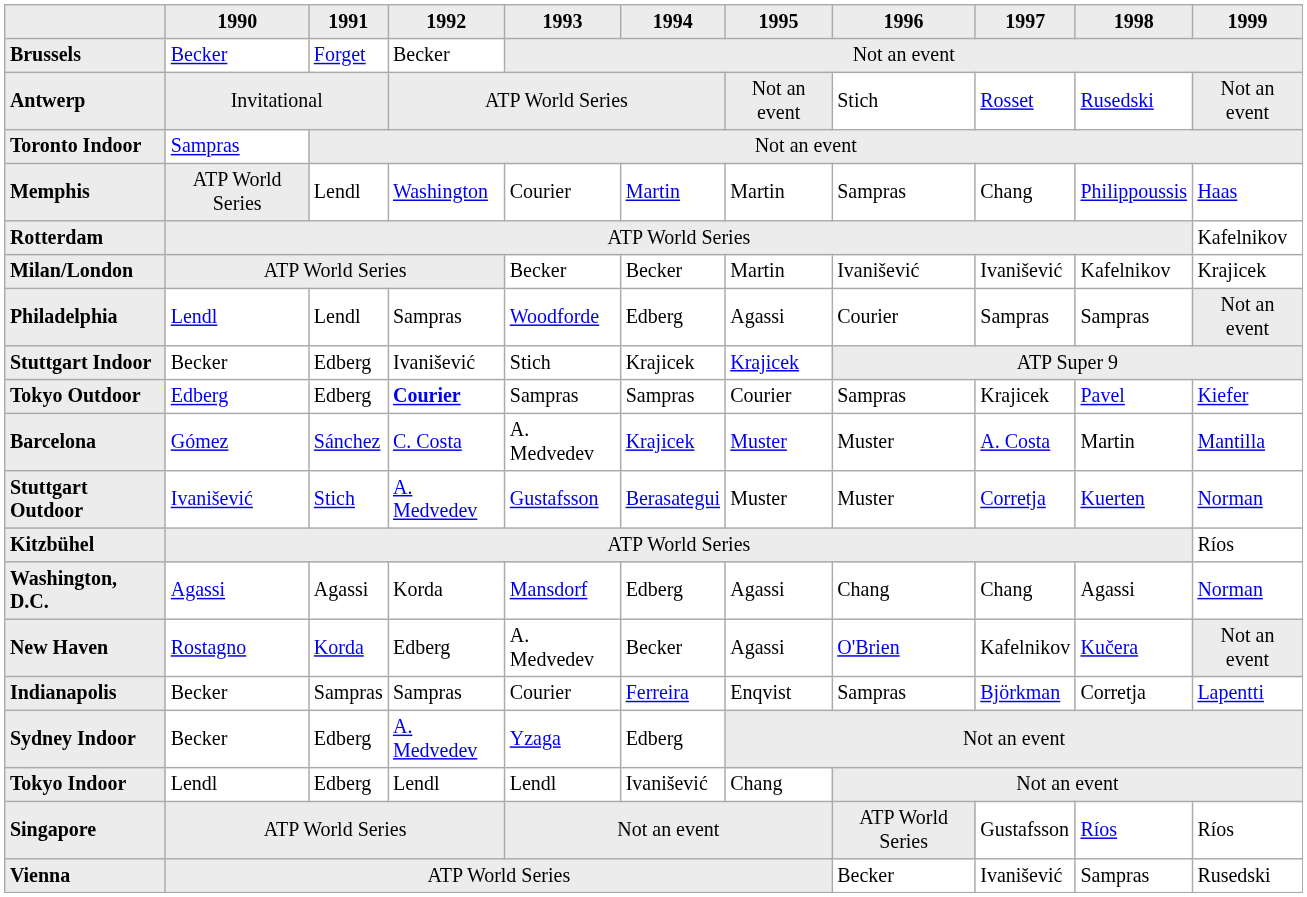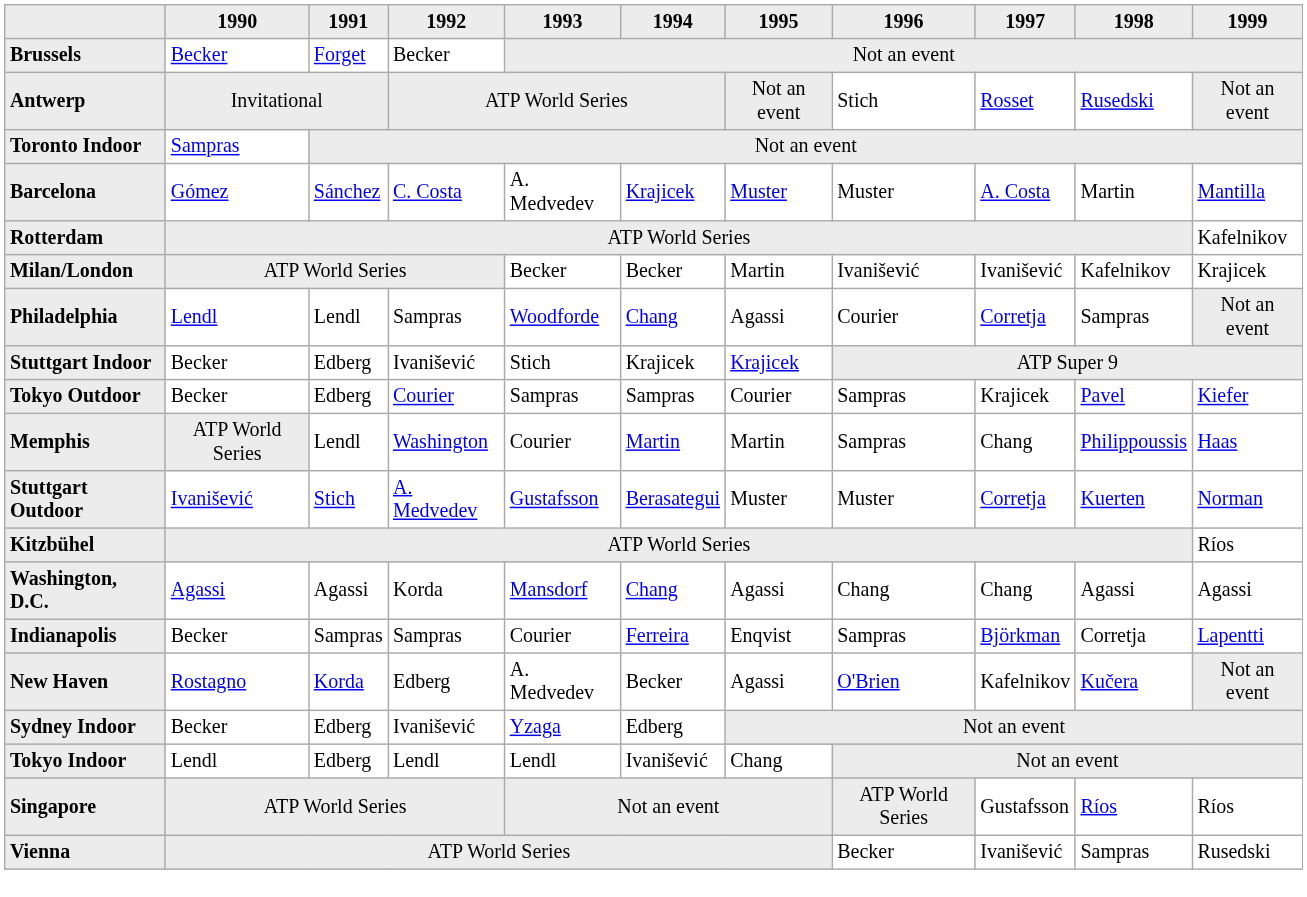rows swapped: (50, 191) <-> (53, 441)
(654, 316) Edberg -> (652, 316) Chang
(1015, 316) Sampras -> (1013, 316) Corretja
(199, 396) Edberg -> (199, 396) Becker
(427, 396) bold -> (424, 396) normal
(654, 590) Edberg -> (652, 590) Chang
(1230, 590) Norman -> (1225, 590) Agassi
rows swapped: (63, 693) <-> (59, 647)
(435, 738) A. Medvedev -> (434, 727) Ivanišević
